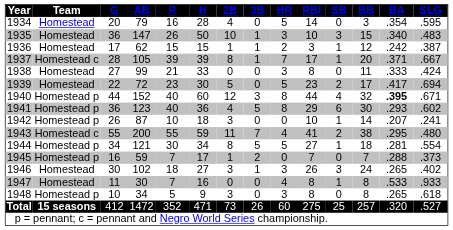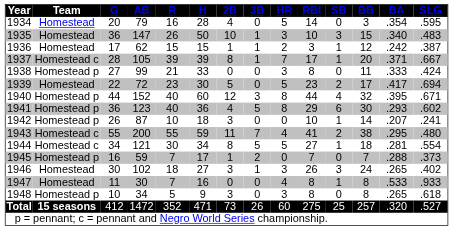(67, 72) Homestead -> (67, 72) Homestead p
(397, 96) bold -> (397, 96) normal
(67, 145) Homestead p -> (67, 145) Homestead c
